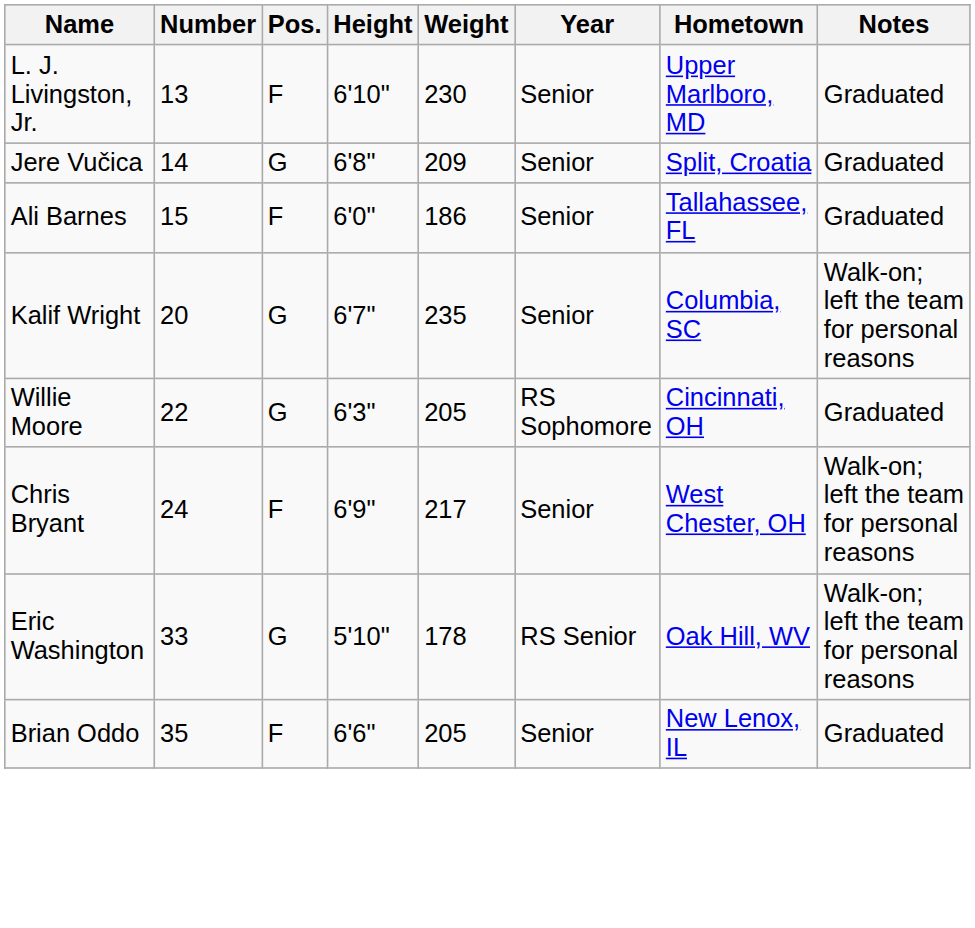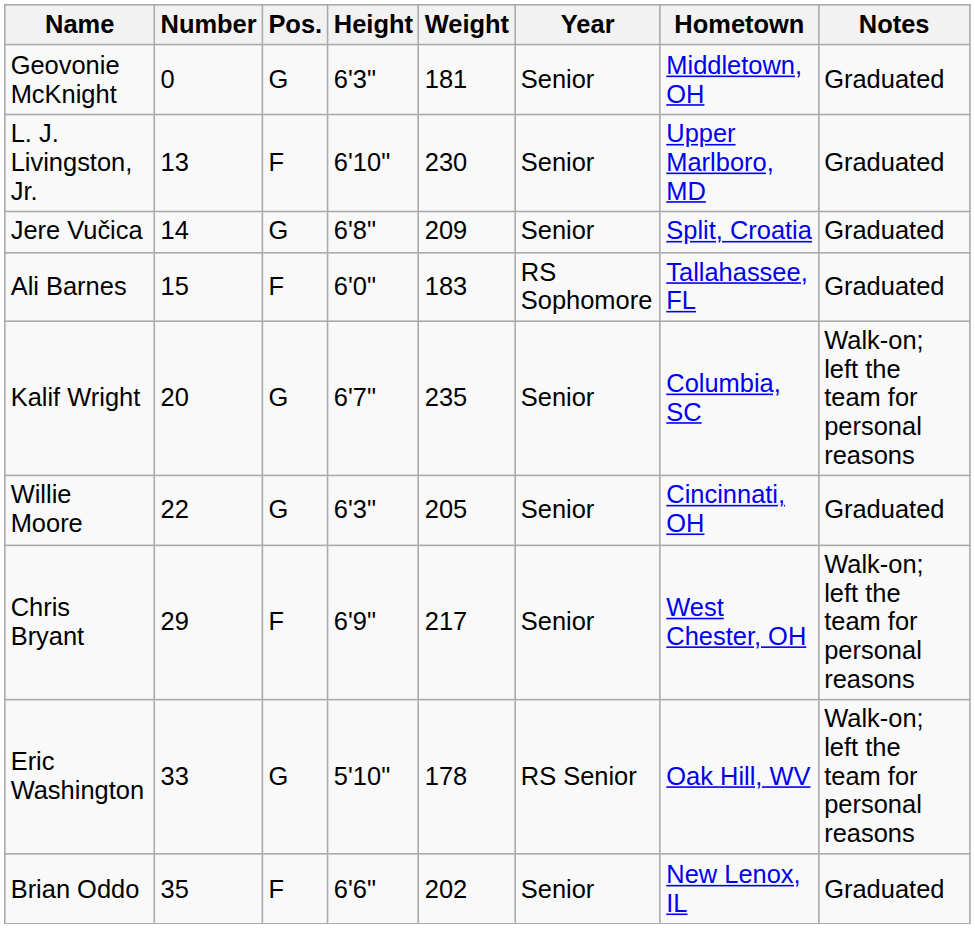+ row: (65, 79)
(445, 217) 186 -> (446, 286) 183
(557, 217) Senior -> (587, 286) RS Sophomore
(586, 412) RS Sophomore -> (558, 510) Senior
(174, 510) 24 -> (175, 621) 29
(445, 733) 205 -> (446, 888) 202
